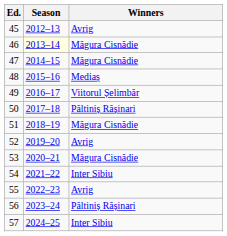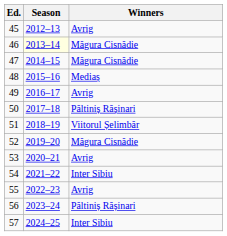(105, 93) Viitorul Șelimbăr -> (82, 93) Avrig
(105, 126) Măgura Cisnădie -> (105, 126) Viitorul Șelimbăr
(82, 142) Avrig -> (105, 142) Măgura Cisnădie
(105, 158) Măgura Cisnădie -> (82, 158) Avrig
